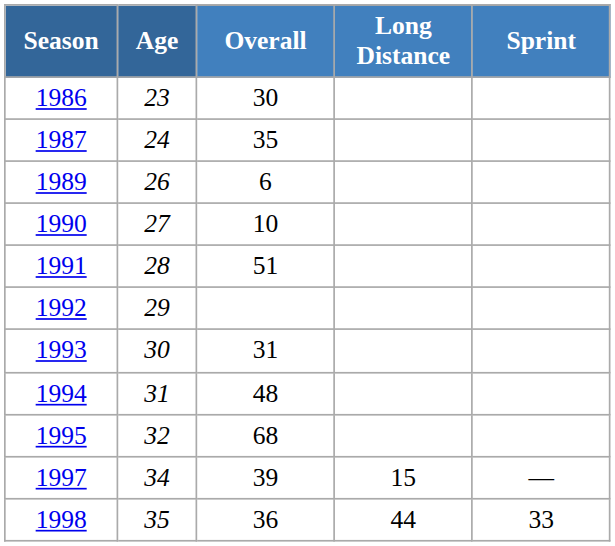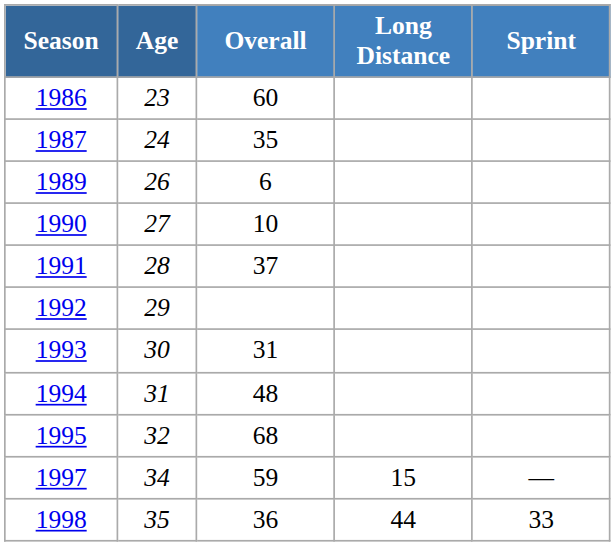(266, 98) 30 -> (266, 98) 60
(266, 266) 51 -> (266, 266) 37
(266, 477) 39 -> (266, 477) 59
